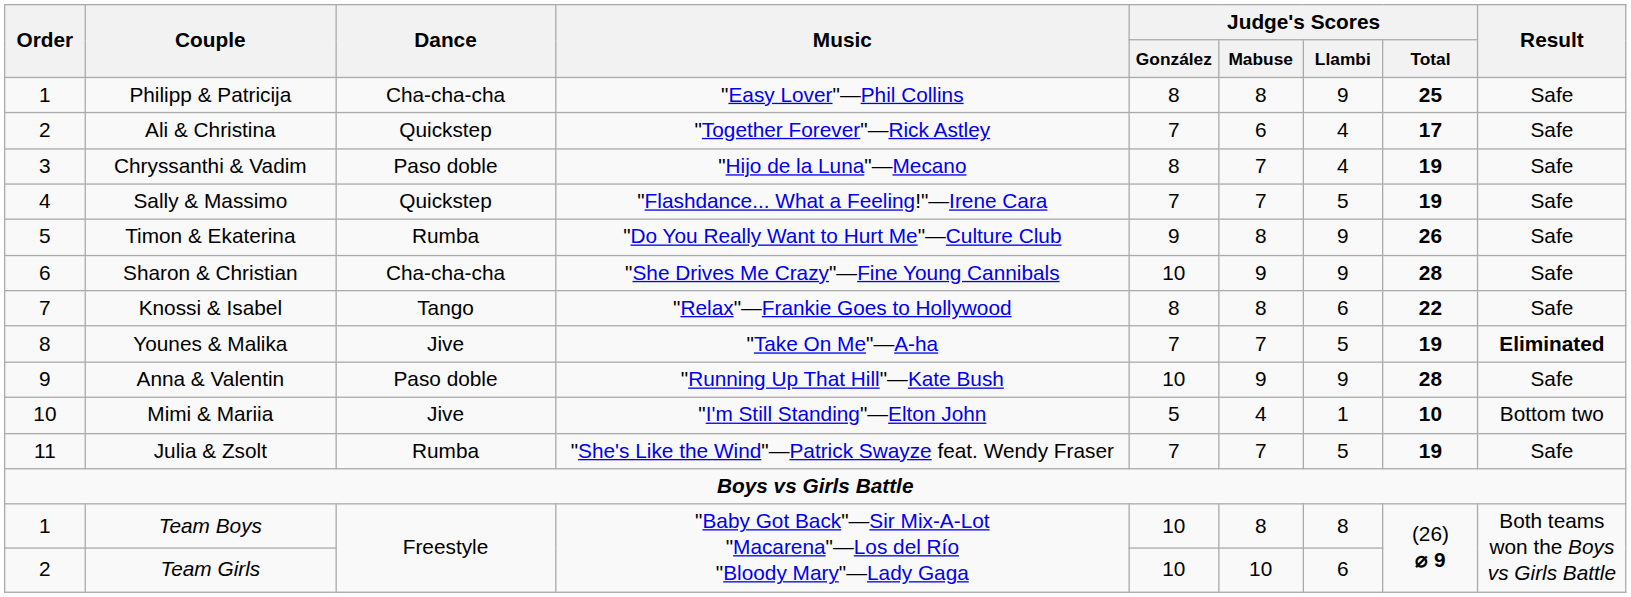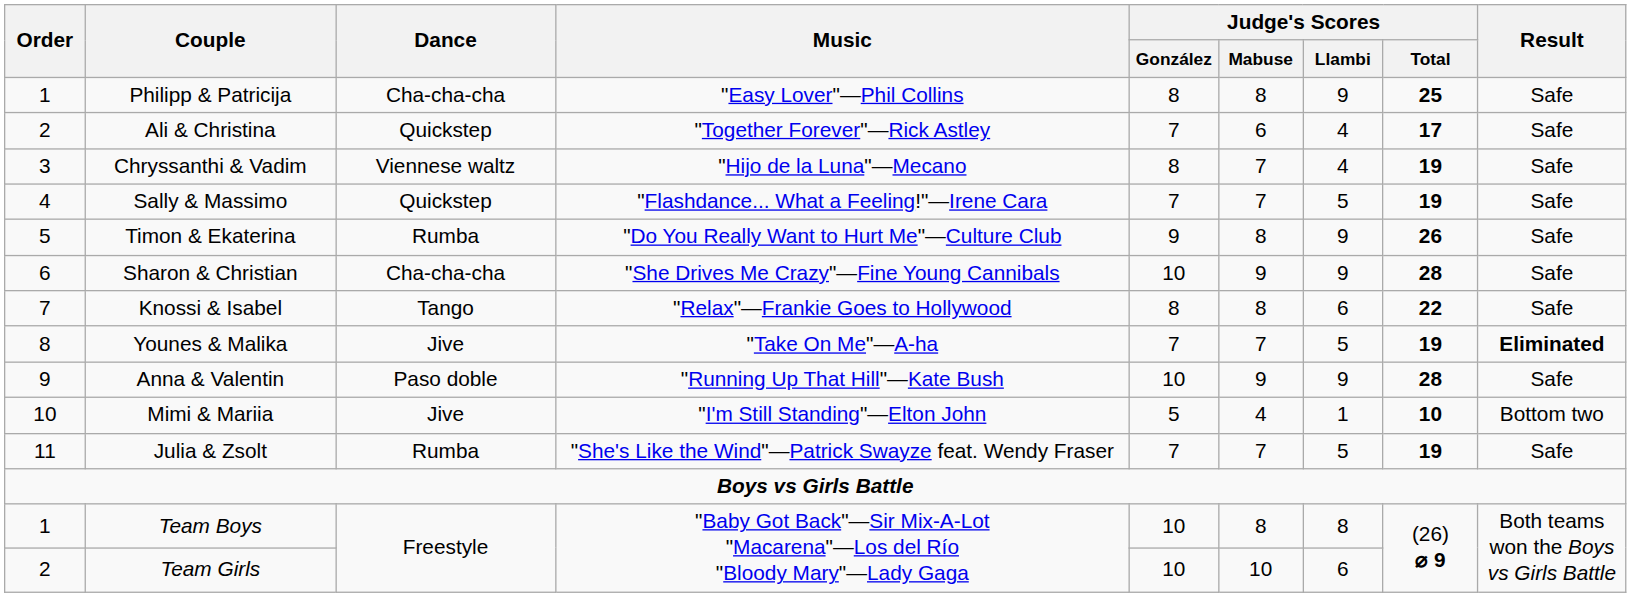(446, 165) Paso doble -> (446, 165) Viennese waltz
